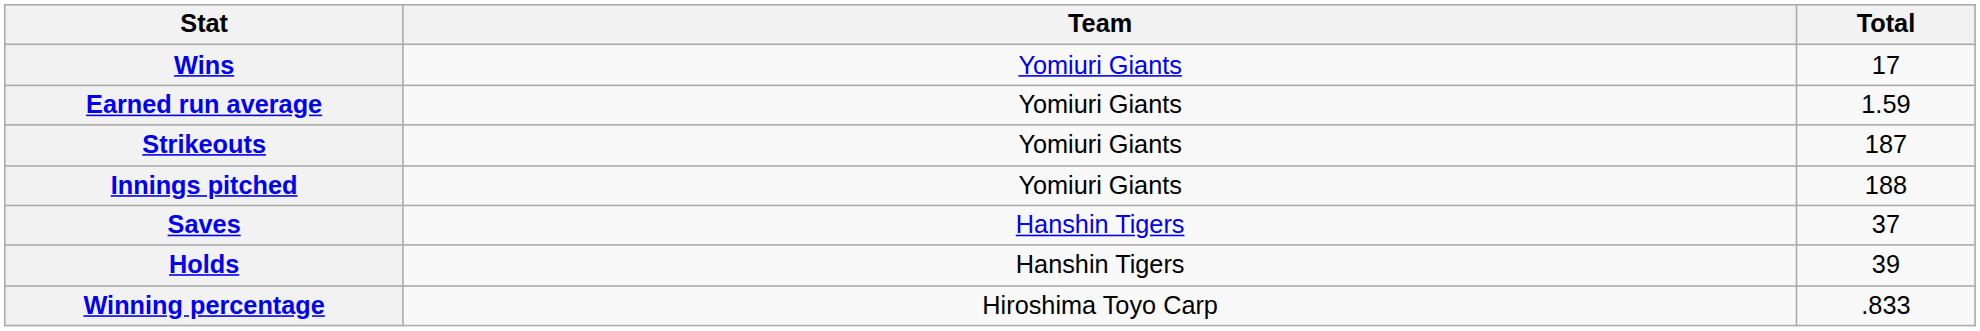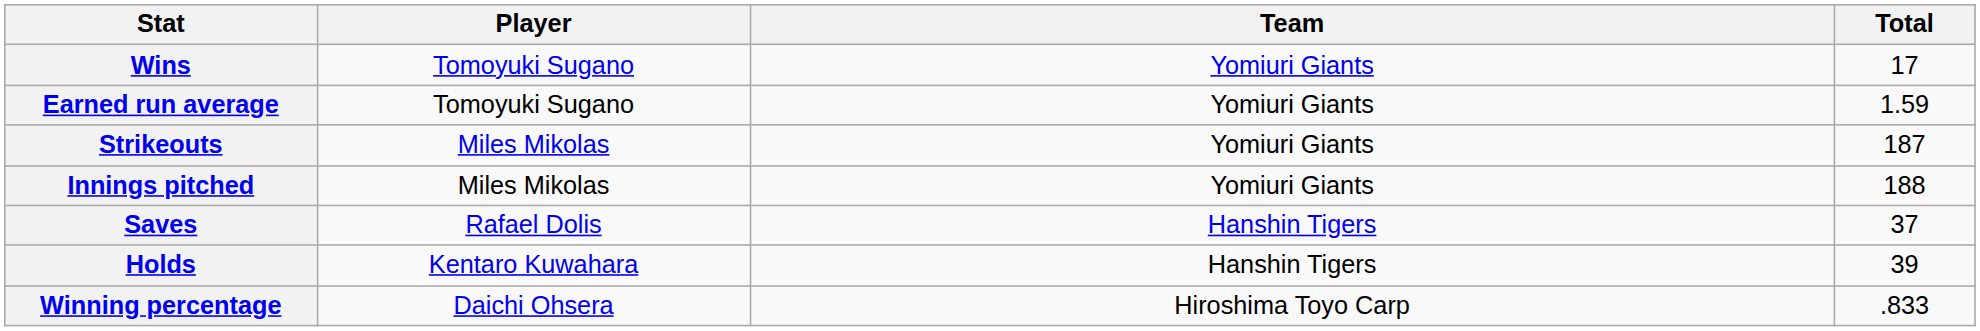+ column: (534, 24)
